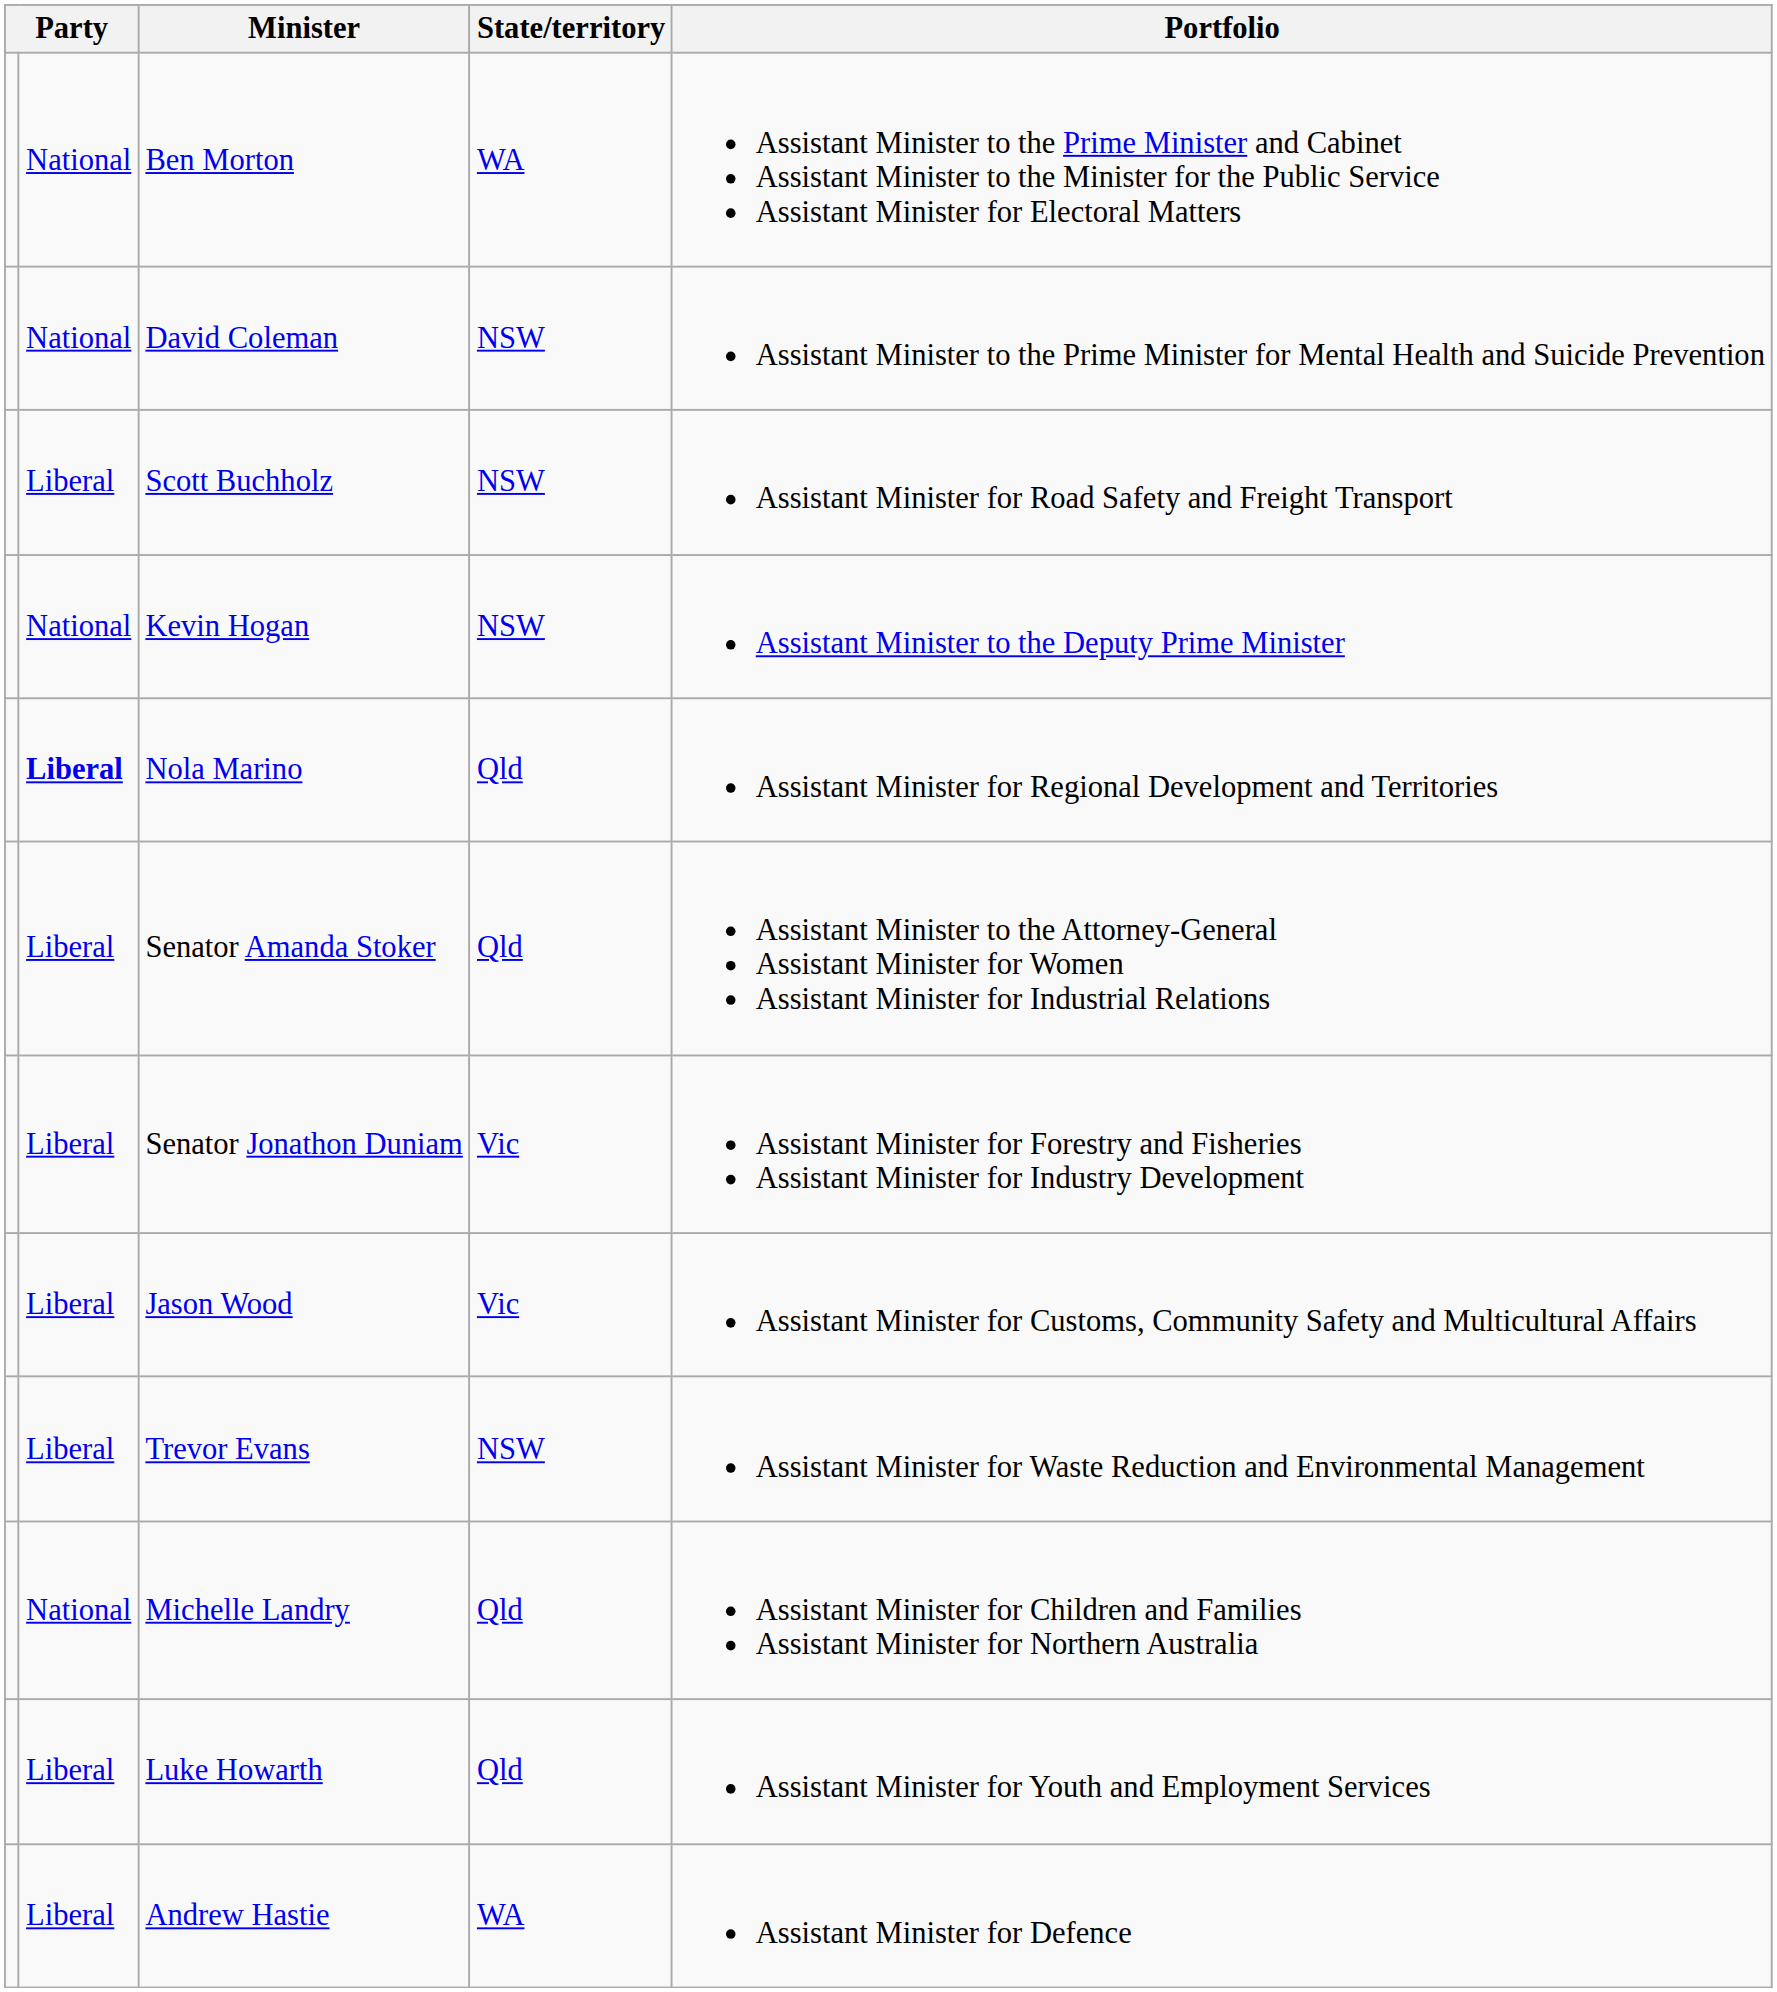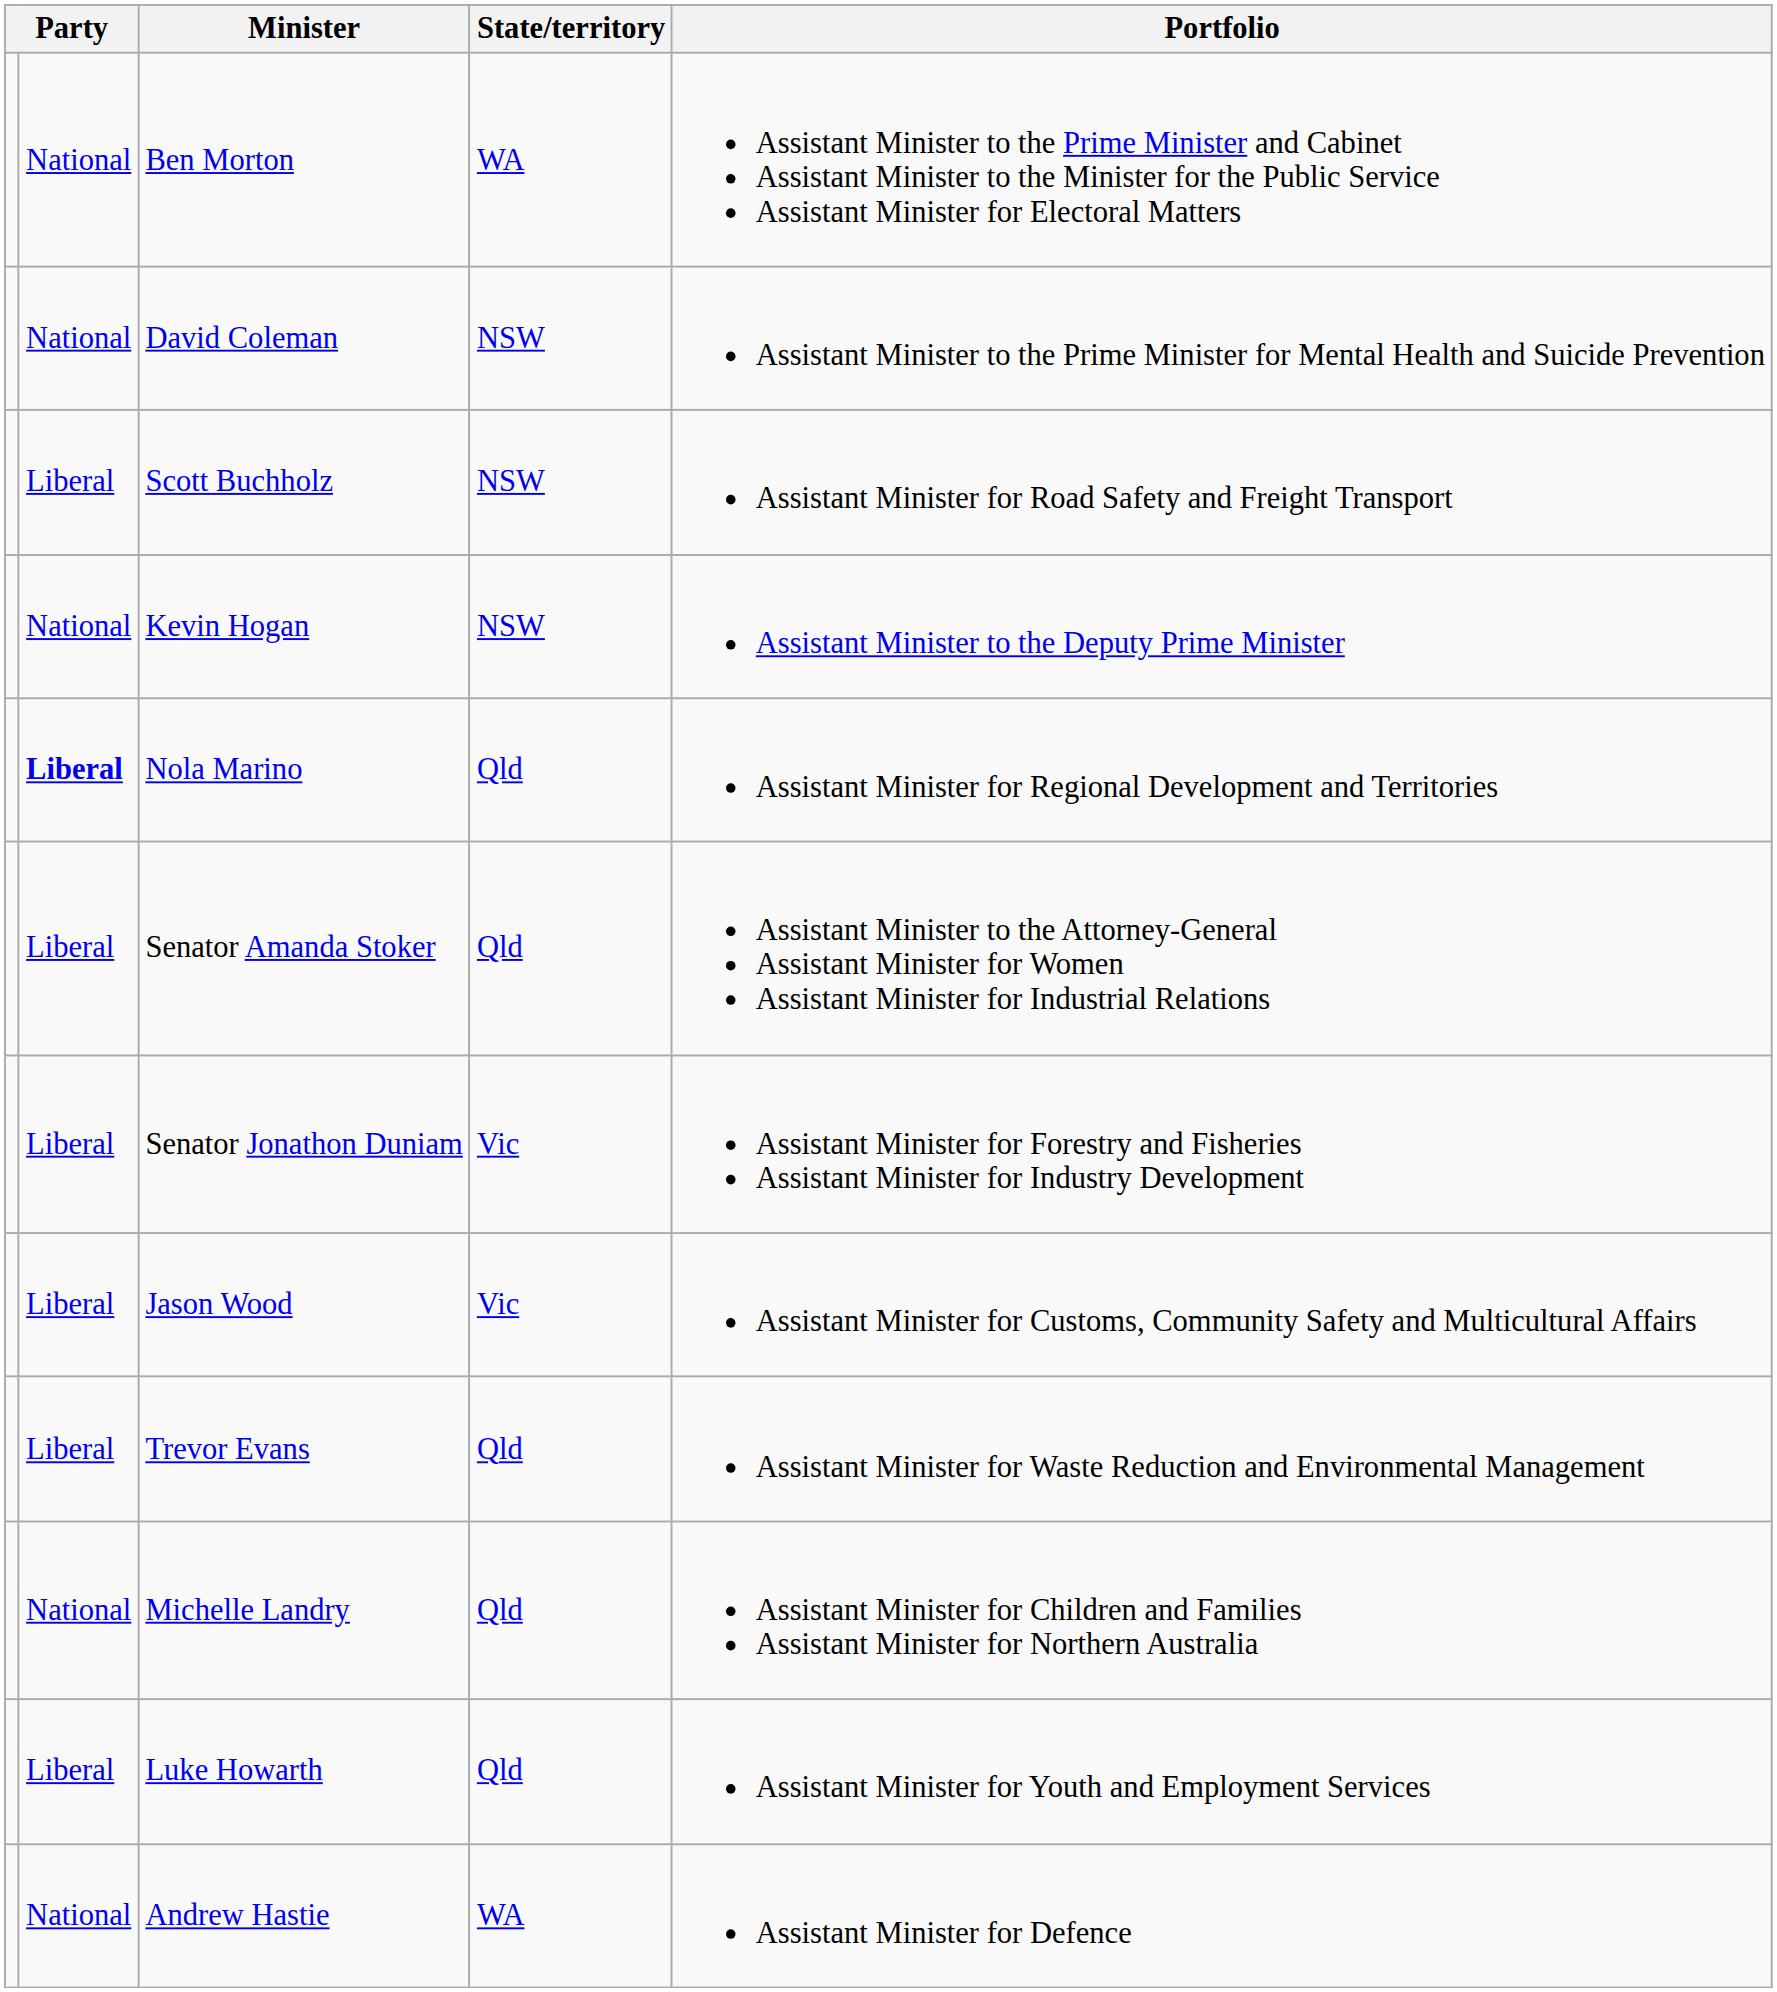(511, 1448) NSW -> (500, 1448) Qld
(70, 1914) Liberal -> (79, 1914) National
